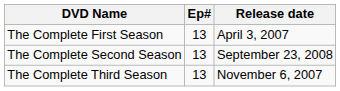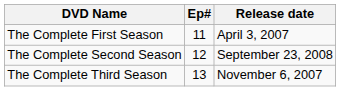(199, 34) 13 -> (199, 34) 11
(199, 55) 13 -> (199, 55) 12
